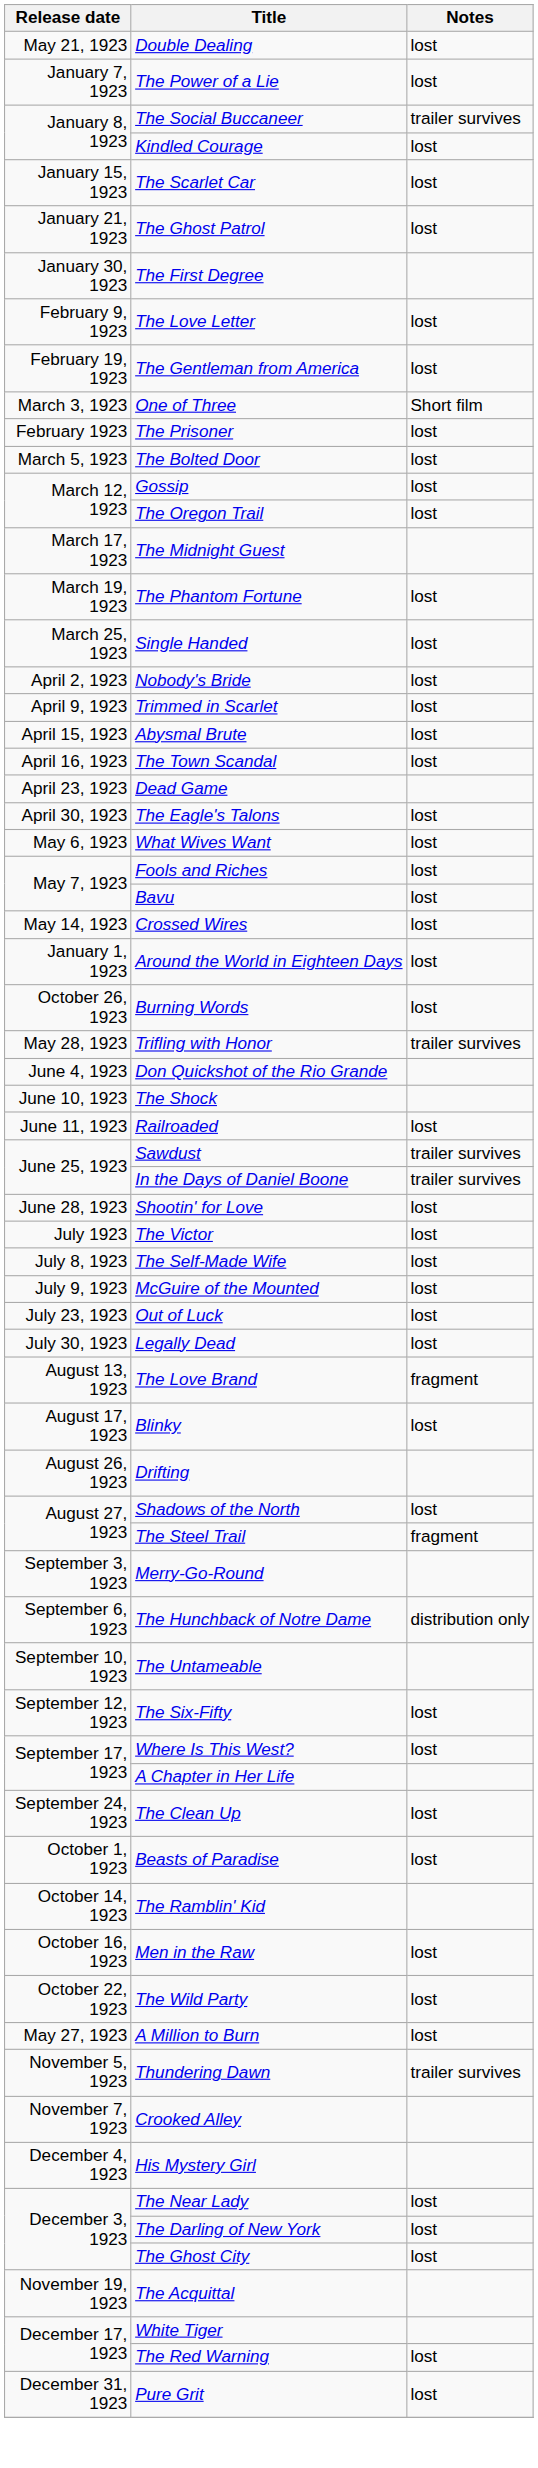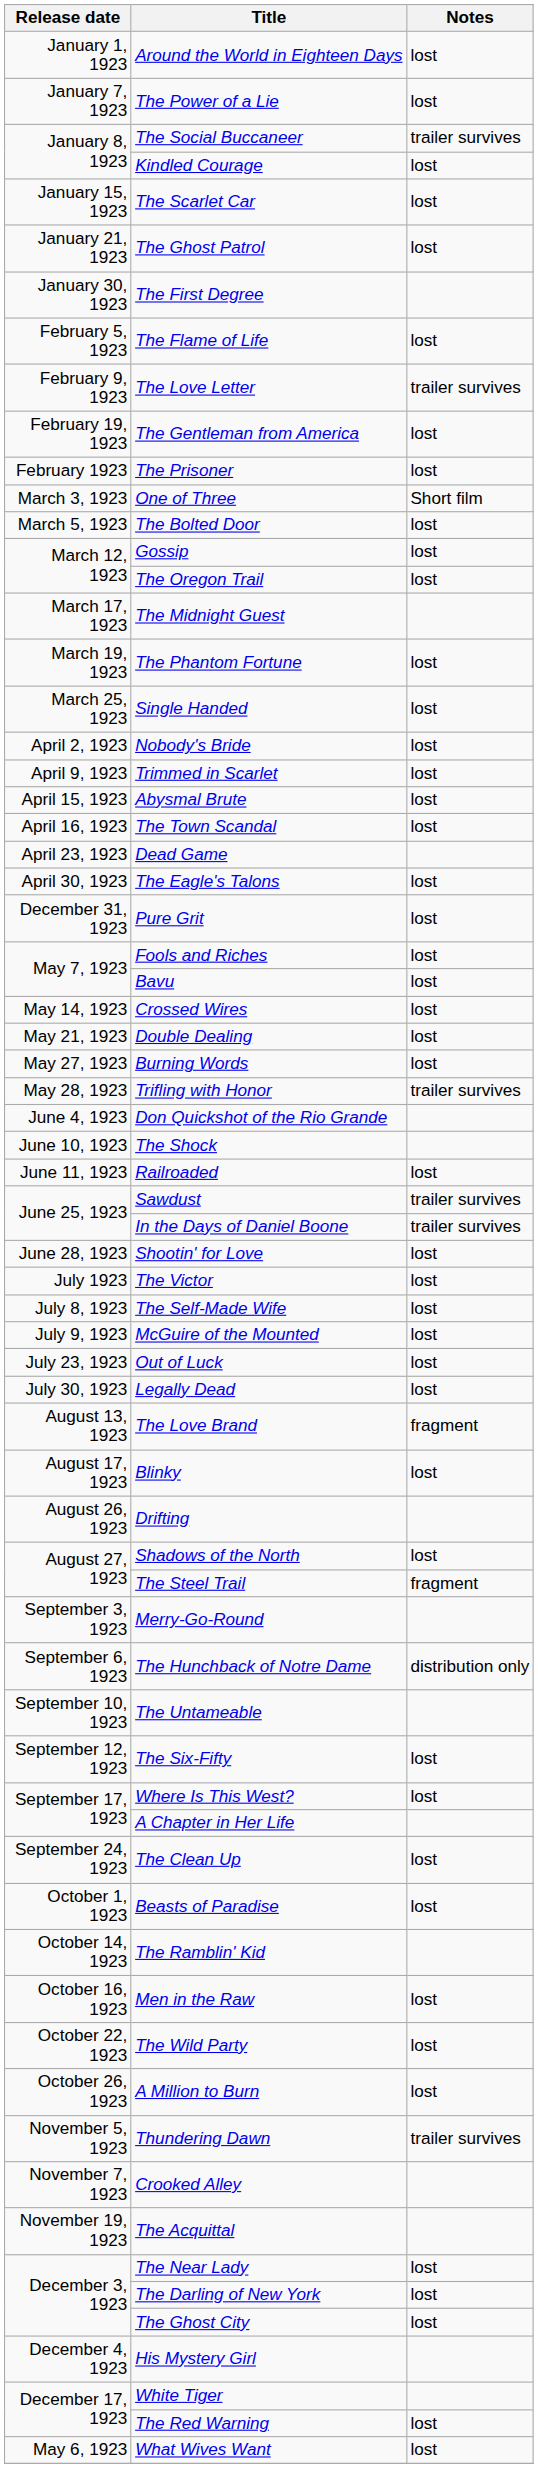rows swapped: (269, 961) <-> (194, 45)
+ row: (202, 341)
(424, 321) lost -> (466, 387) trailer survives
rows swapped: (184, 432) <-> (186, 405)
rows swapped: (203, 843) <-> (169, 2394)
(83, 1007) October 26, 1923 -> (75, 1063) May 27, 1923
(75, 2035) May 27, 1923 -> (83, 2091) October 26, 1923
rows swapped: (185, 2293) <-> (196, 2165)
